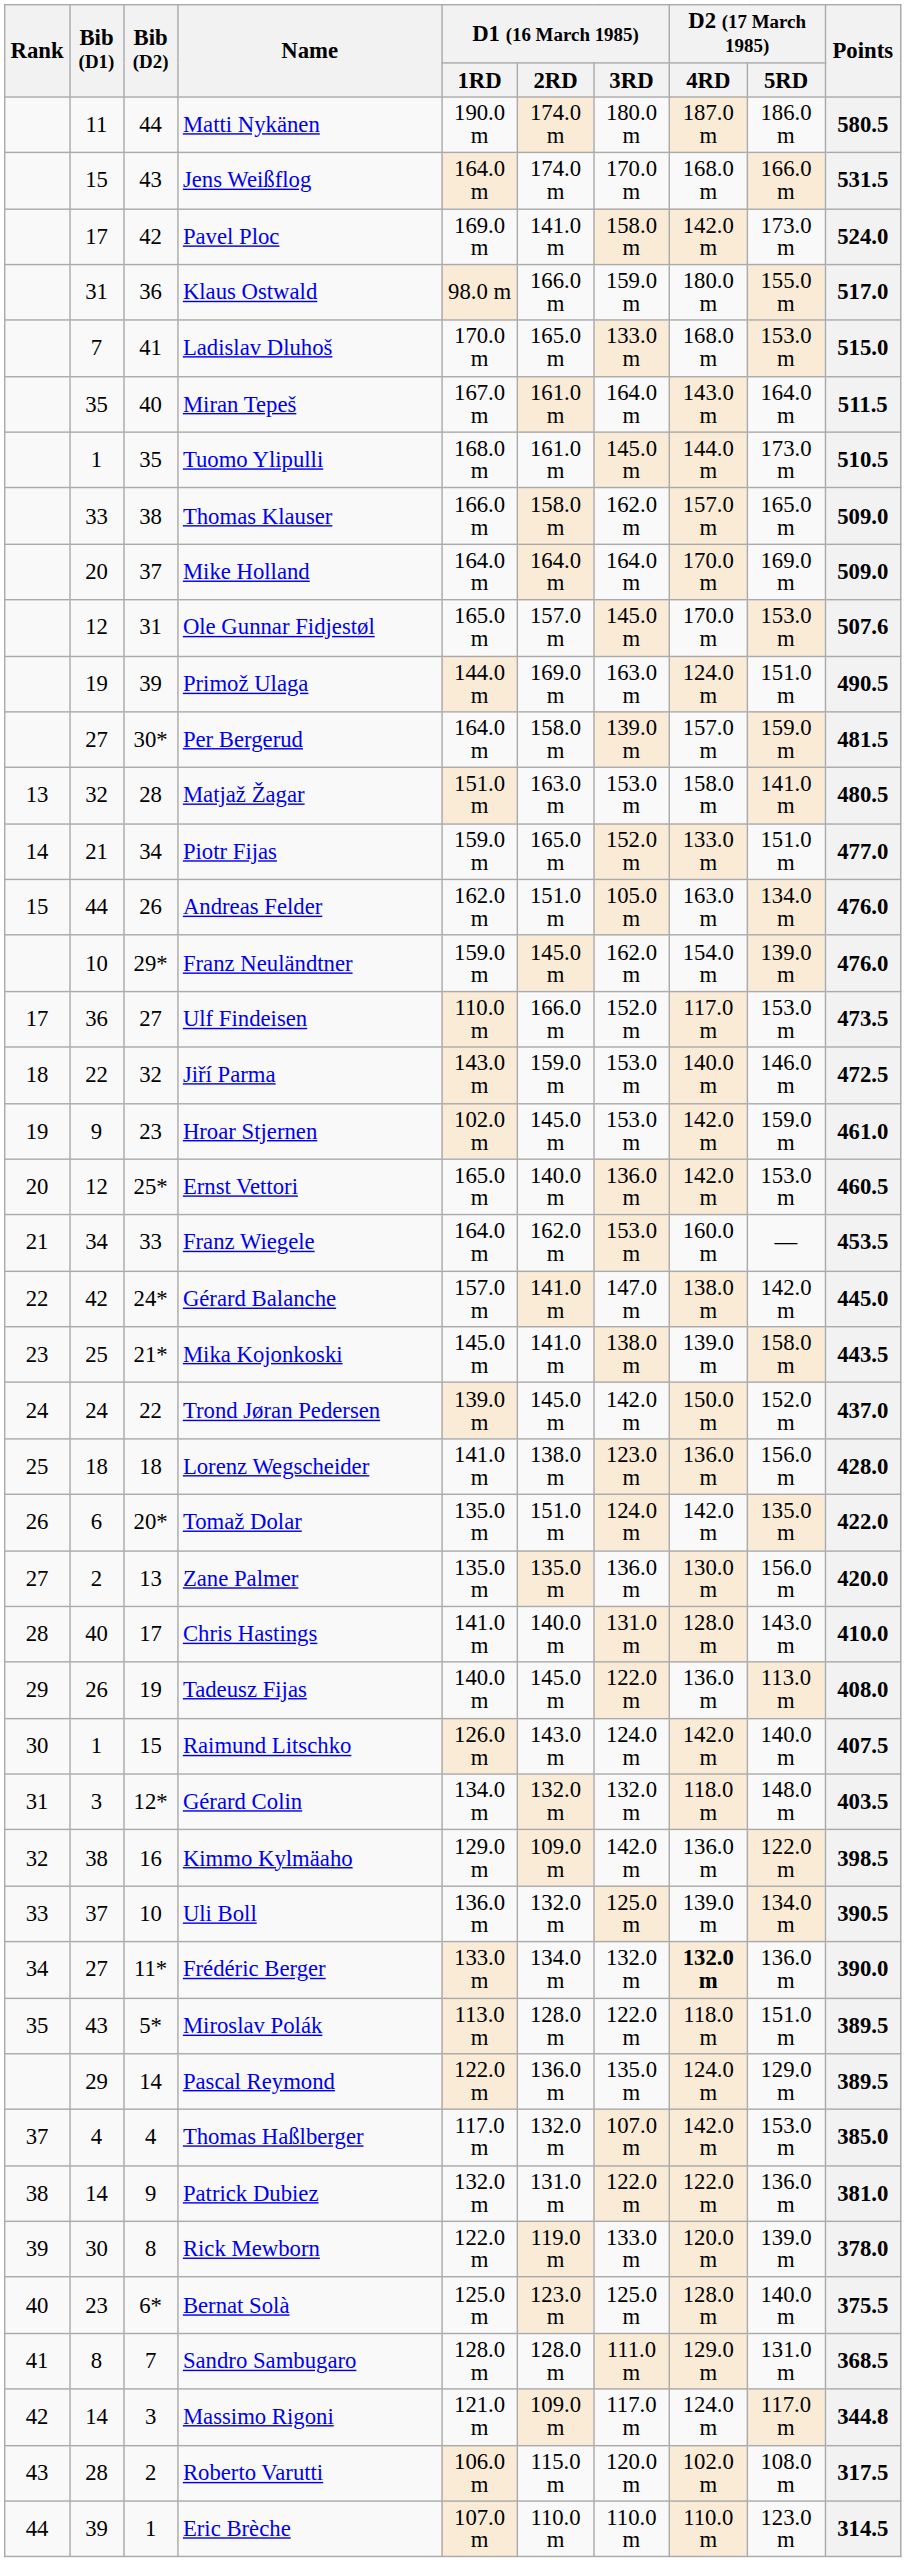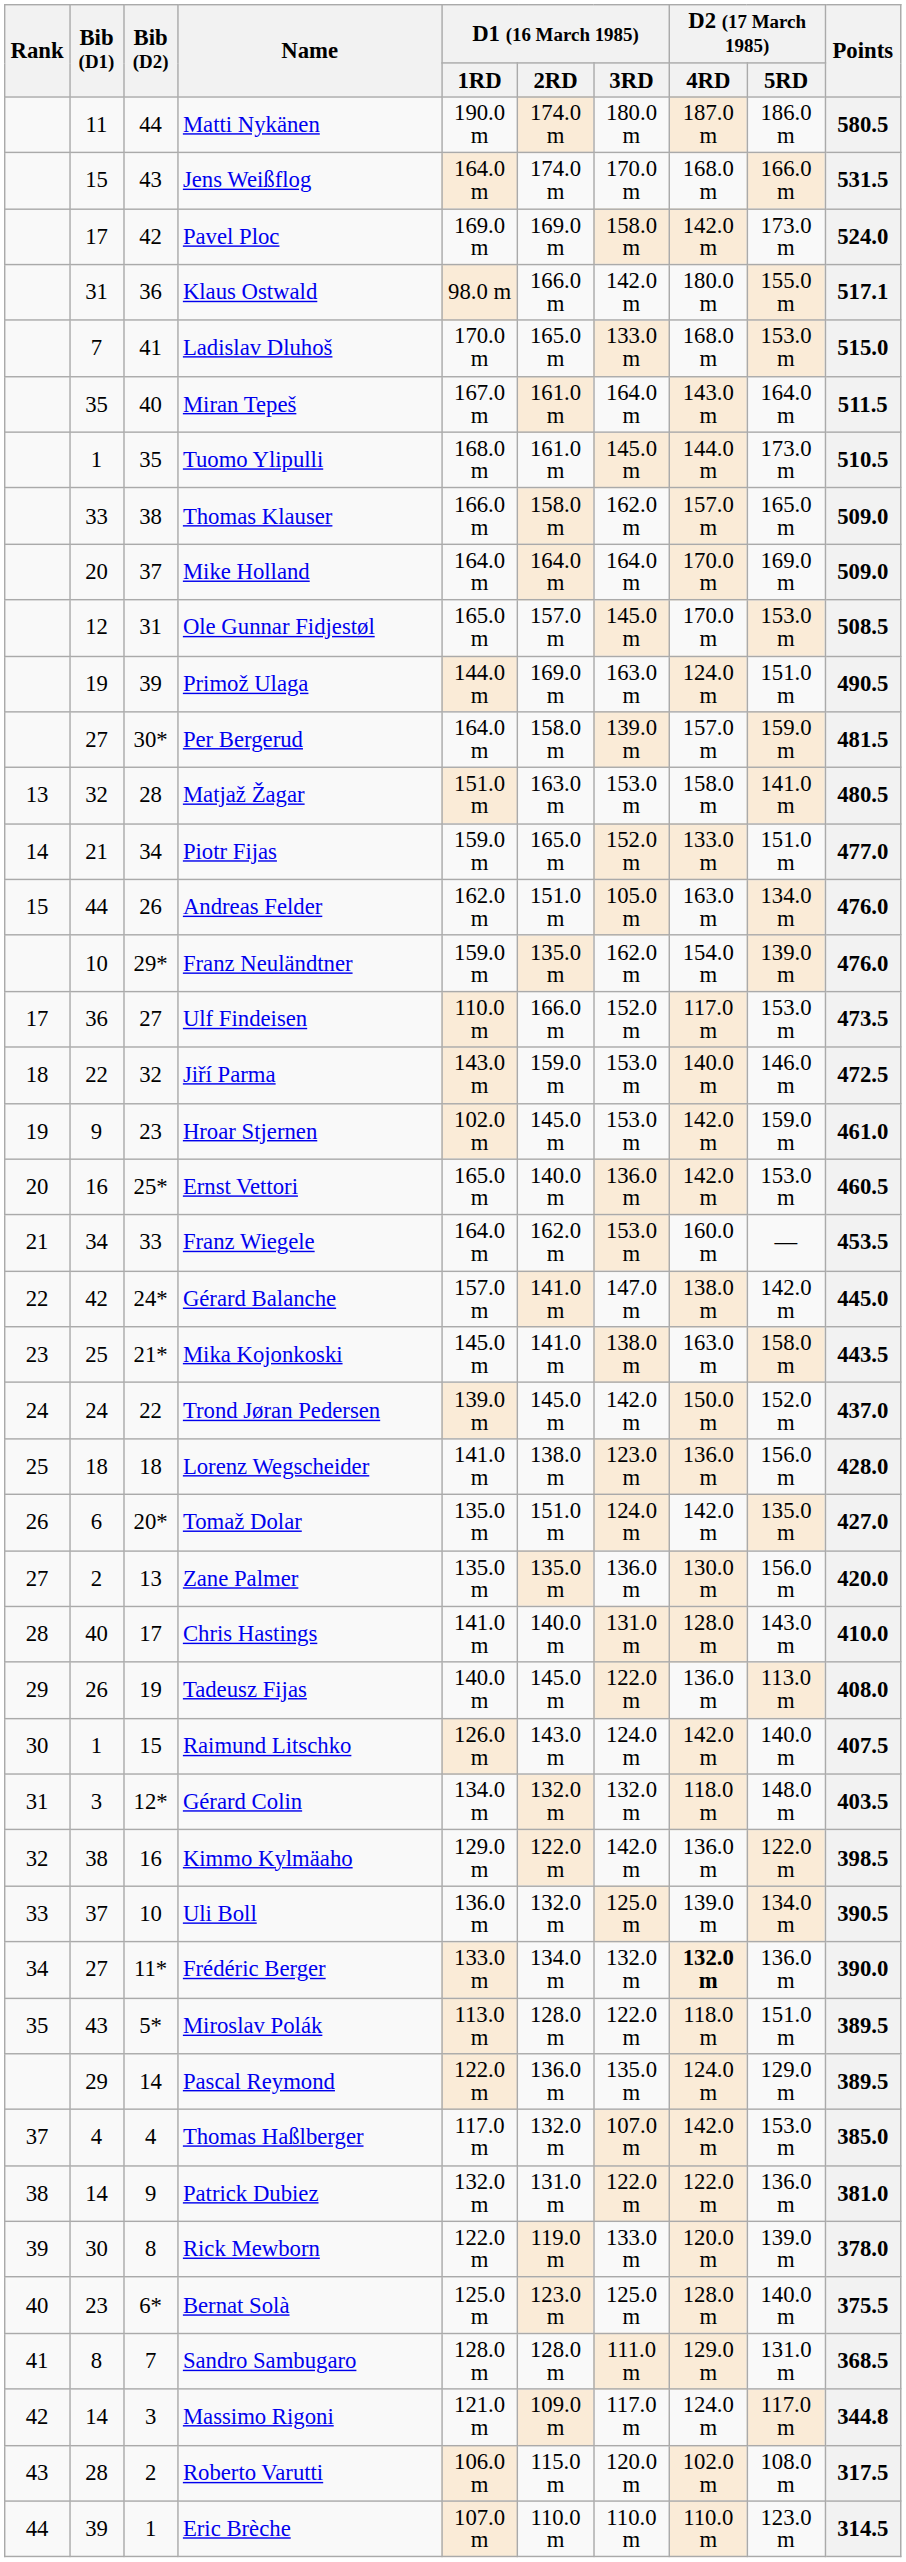(556, 236) 141.0 m -> (556, 236) 169.0 m
(631, 292) 159.0 m -> (631, 292) 142.0 m
(863, 292) 517.0 -> (863, 292) 517.1
(863, 627) 507.6 -> (863, 627) 508.5
(556, 963) 145.0 m -> (556, 963) 135.0 m
(96, 1186) 12 -> (96, 1186) 16
(708, 1354) 139.0 m -> (708, 1354) 163.0 m
(863, 1522) 422.0 -> (863, 1522) 427.0
(556, 1857) 109.0 m -> (556, 1857) 122.0 m
